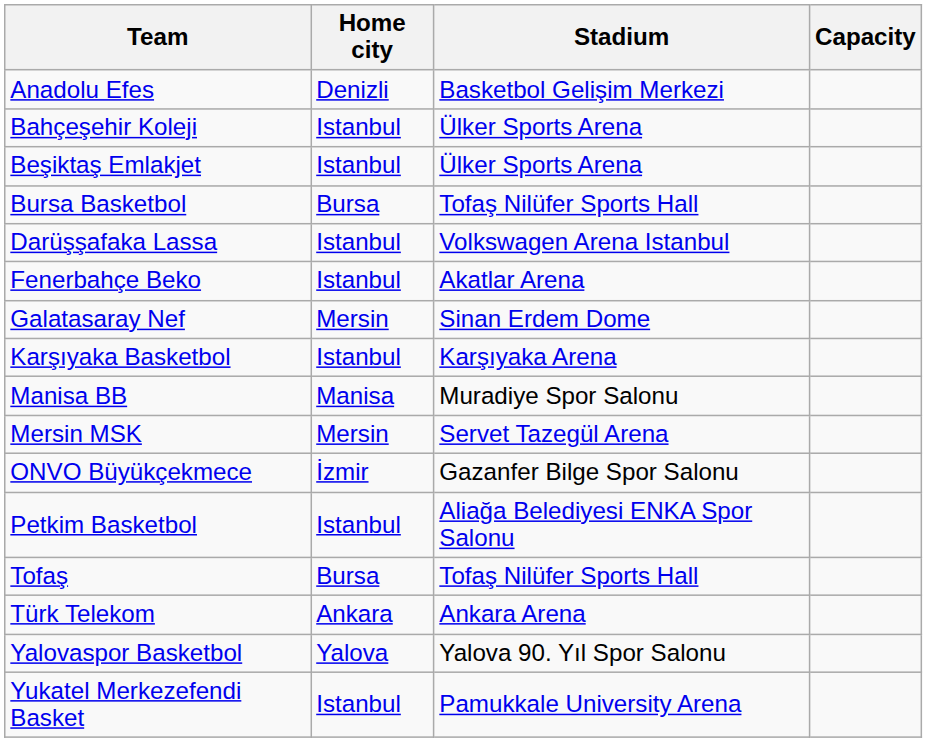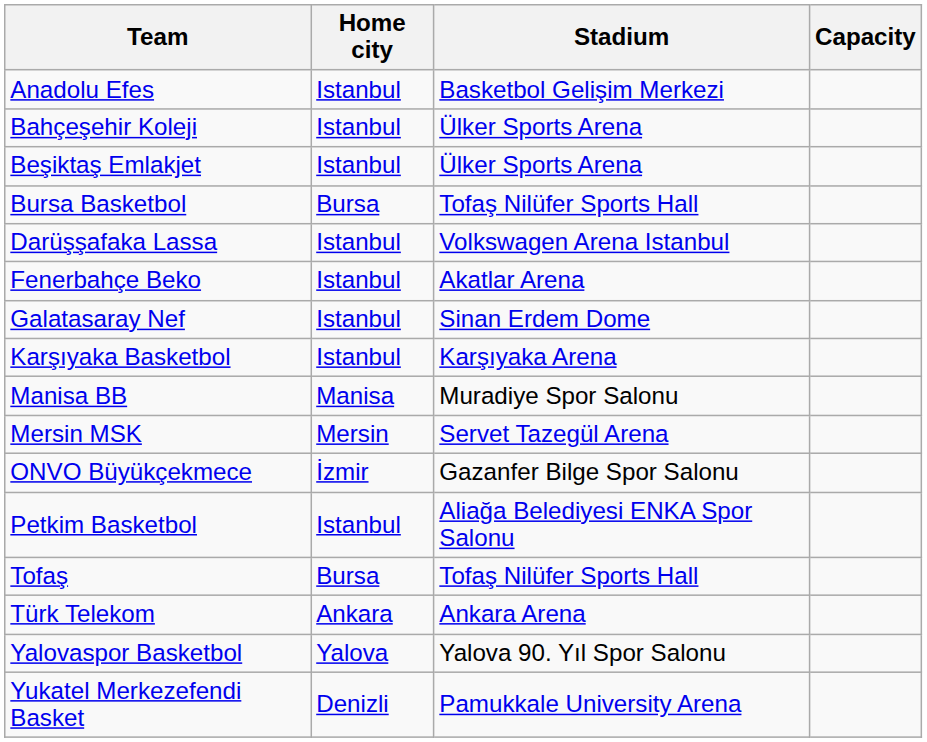(352, 89) Denizli -> (359, 89) Istanbul
(352, 319) Mersin -> (359, 319) Istanbul
(359, 704) Istanbul -> (352, 704) Denizli
